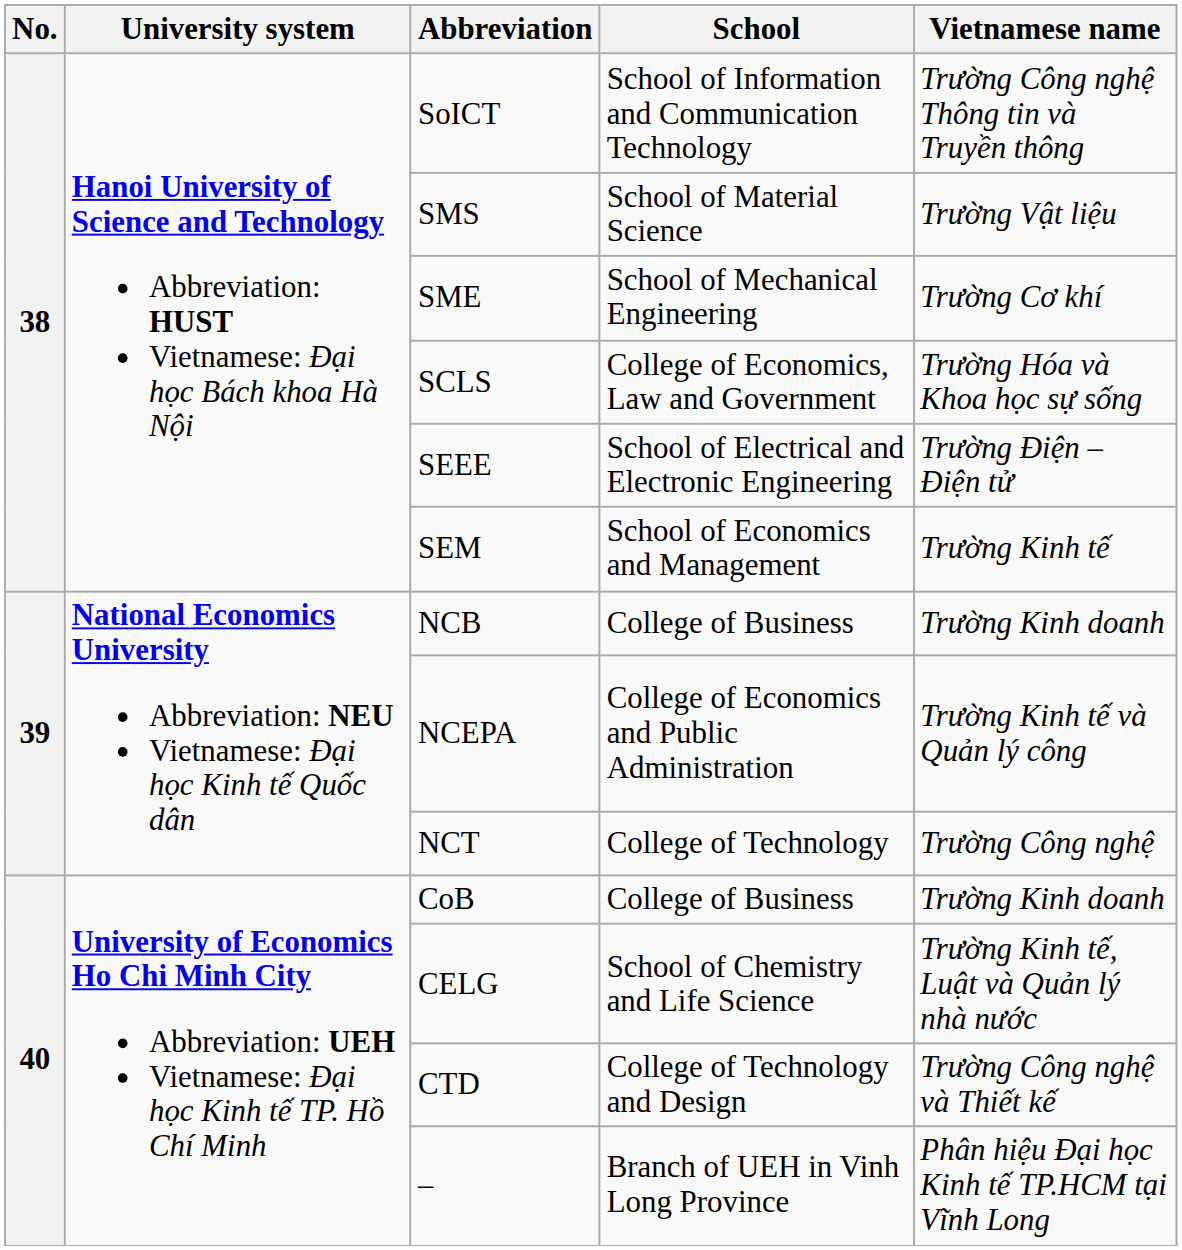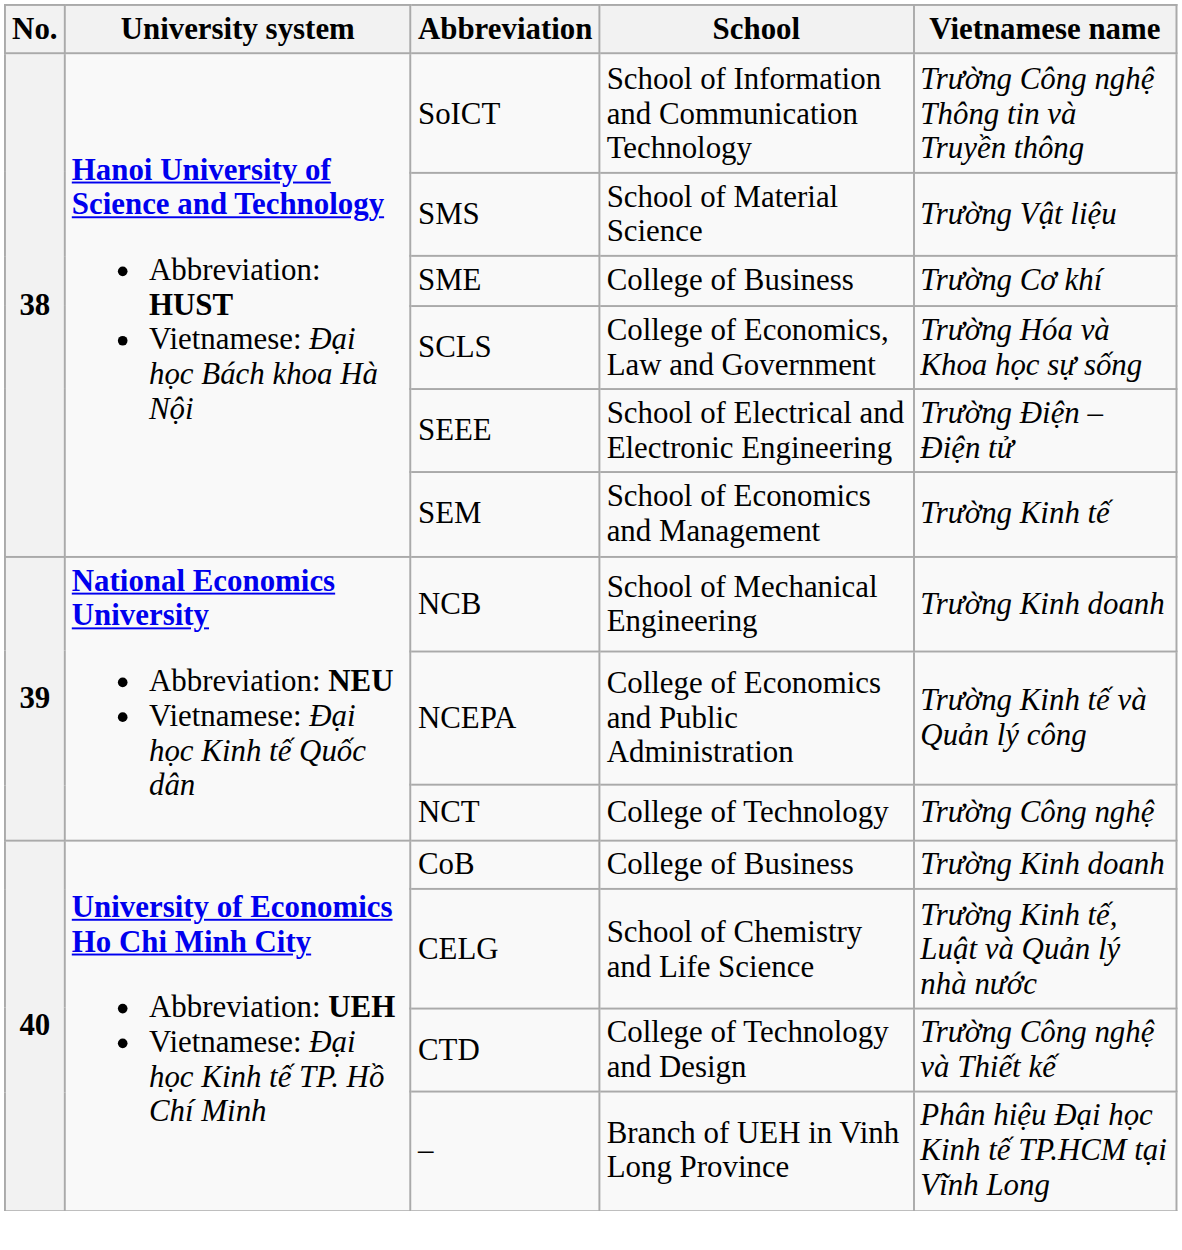(742, 297) School of Mechanical Engineering -> (730, 280) College of Business
(730, 622) College of Business -> (742, 603) School of Mechanical Engineering
